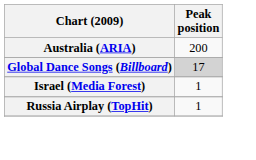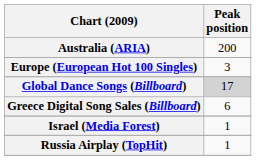+ row: (104, 67)
+ row: (104, 106)
